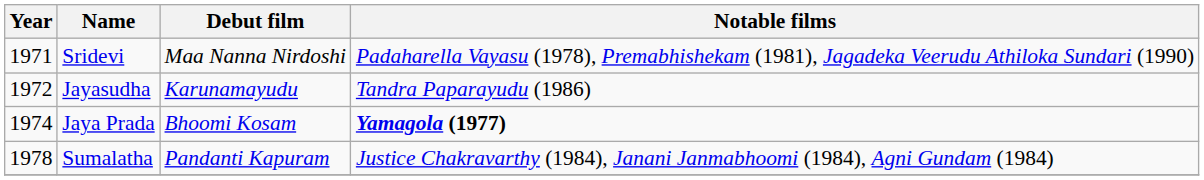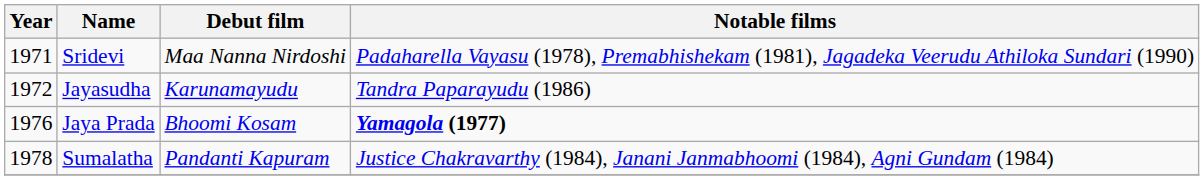(31, 123) 1974 -> (31, 123) 1976
